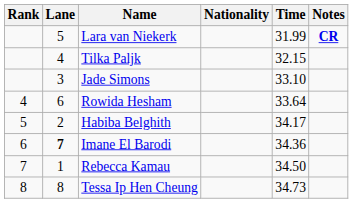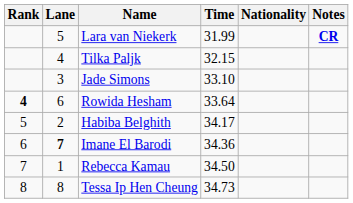columns swapped: (237, 15) <-> (291, 15)
(23, 101) normal -> (23, 101) bold
